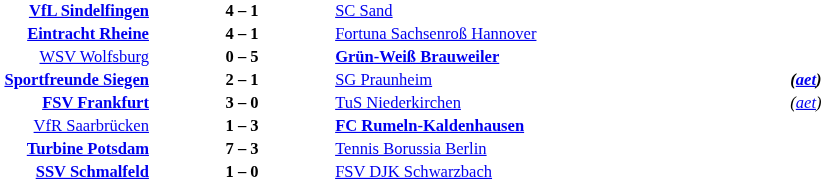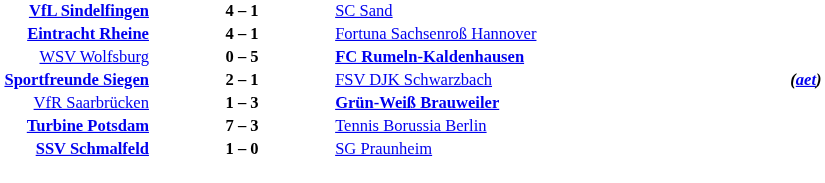(417, 56) Grün-Weiß Brauweiler -> (430, 56) FC Rumeln-Kaldenhausen
(384, 79) SG Praunheim -> (414, 79) FSV DJK Schwarzbach
- row: (96, 102)
(430, 125) FC Rumeln-Kaldenhausen -> (417, 102) Grün-Weiß Brauweiler
(414, 171) FSV DJK Schwarzbach -> (384, 148) SG Praunheim
